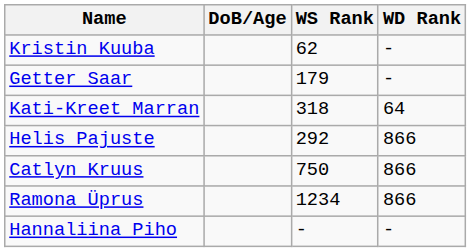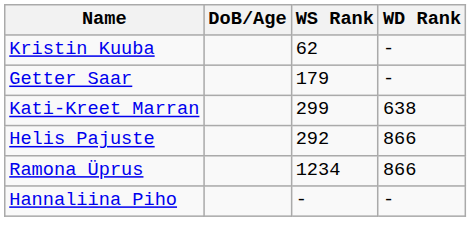(312, 110) 318 -> (312, 110) 299
(394, 110) 64 -> (400, 110) 638
- row: (76, 171)
